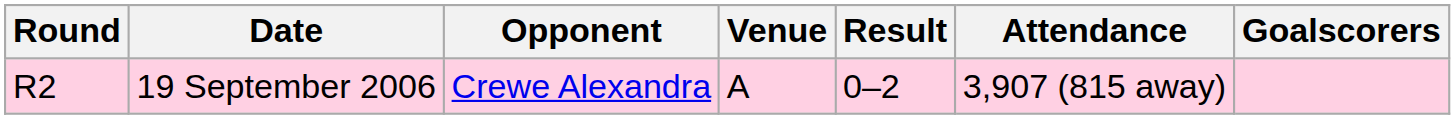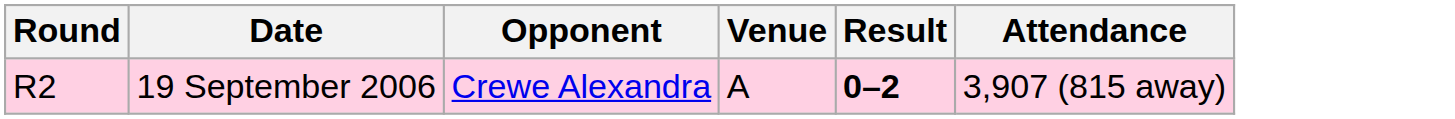- column: (1341, 31)
(871, 85) normal -> (871, 85) bold
